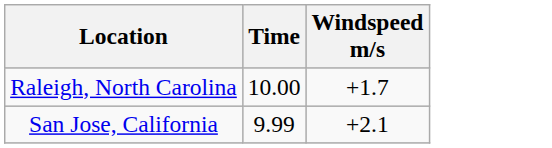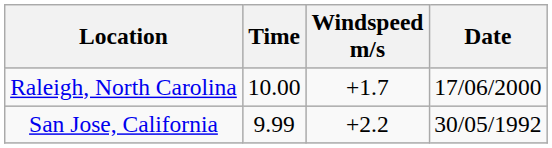+ column: (488, 36)
(367, 124) +2.1 -> (367, 124) +2.2
